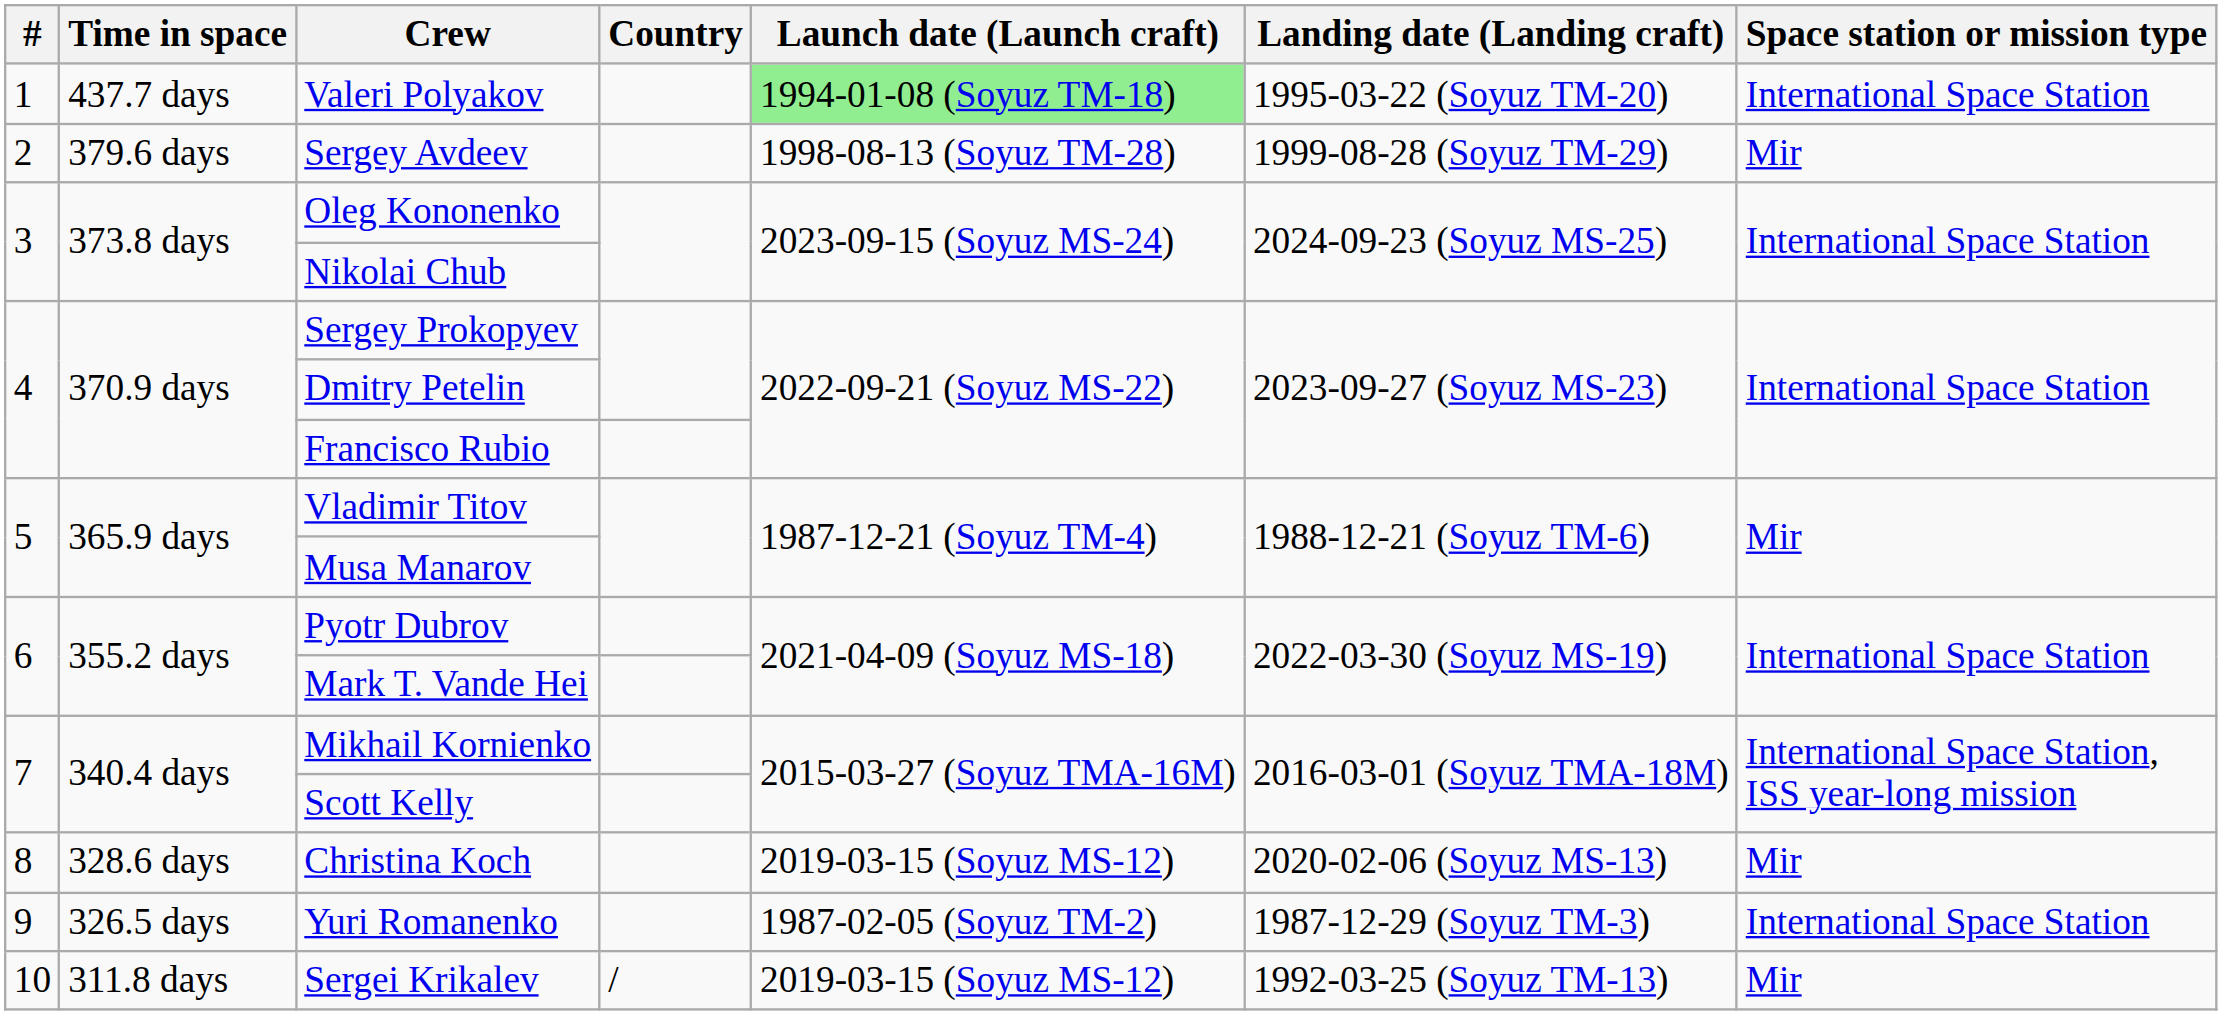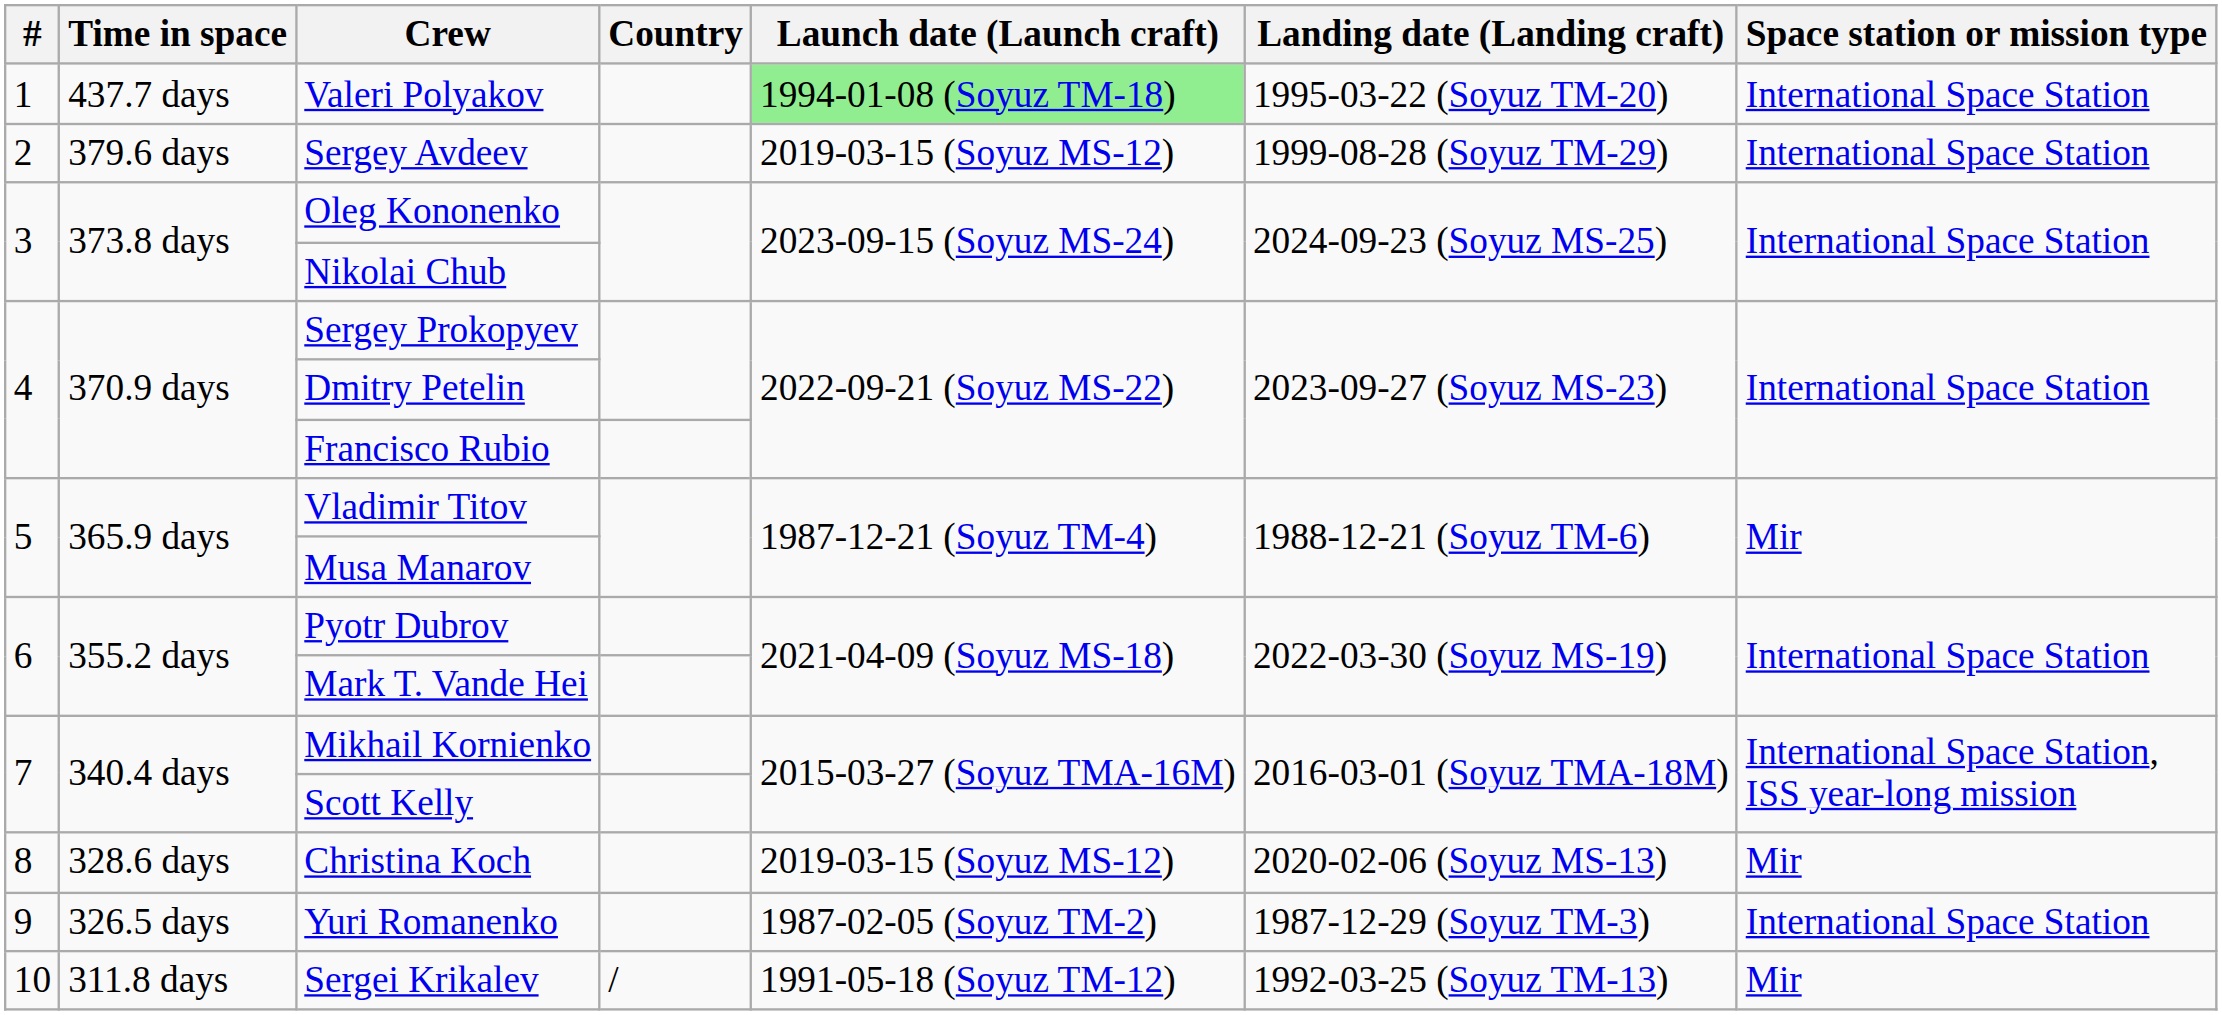(968, 152) 1998-08-13 (Soyuz TM-28) -> (967, 152) 2019-03-15 (Soyuz MS-12)
(1774, 152) Mir -> (1948, 152) International Space Station
(967, 980) 2019-03-15 (Soyuz MS-12) -> (968, 980) 1991-05-18 (Soyuz TM-12)
